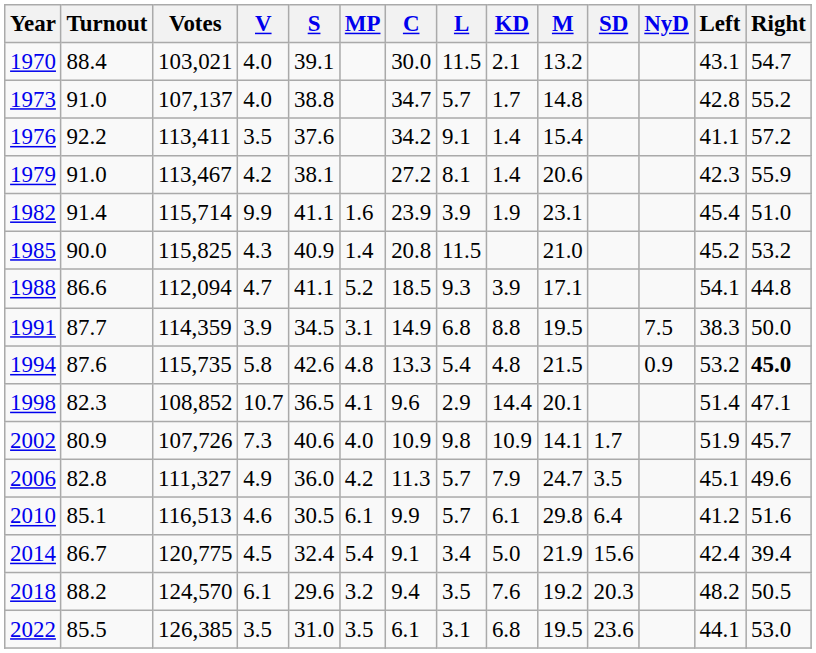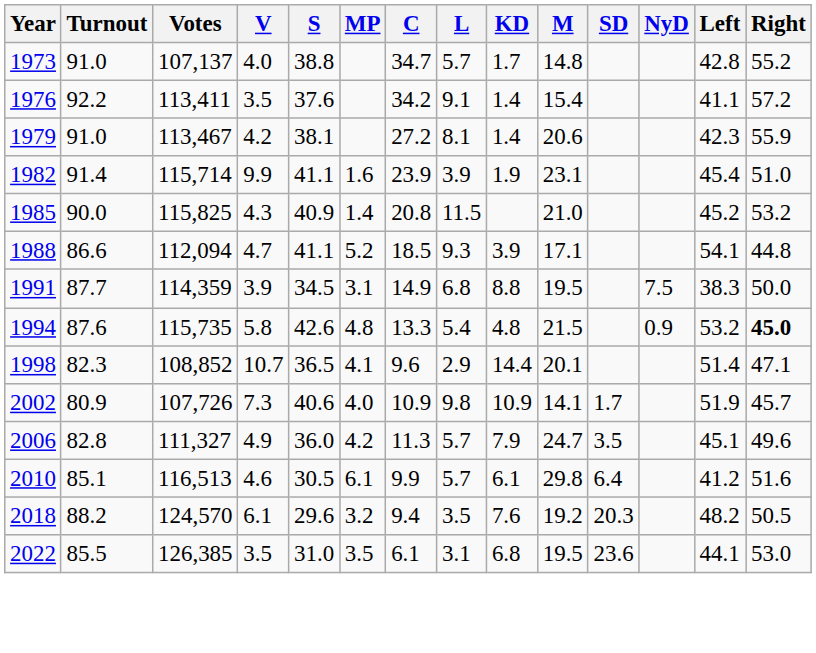- row: (33, 61)
- row: (33, 553)
